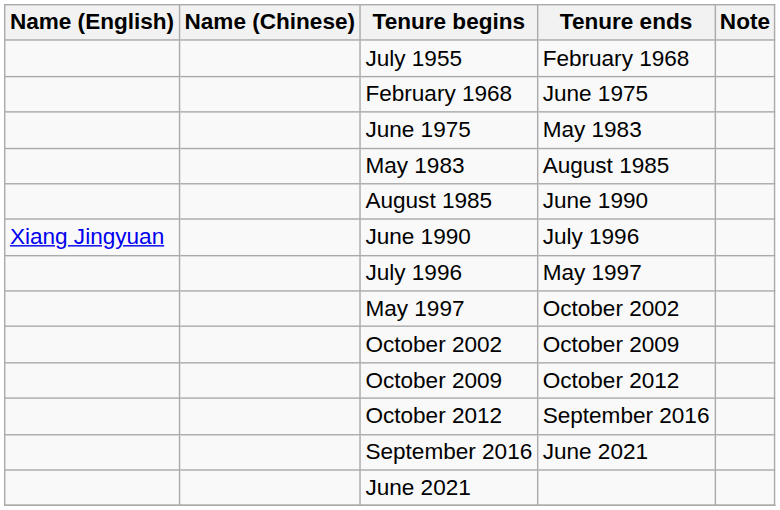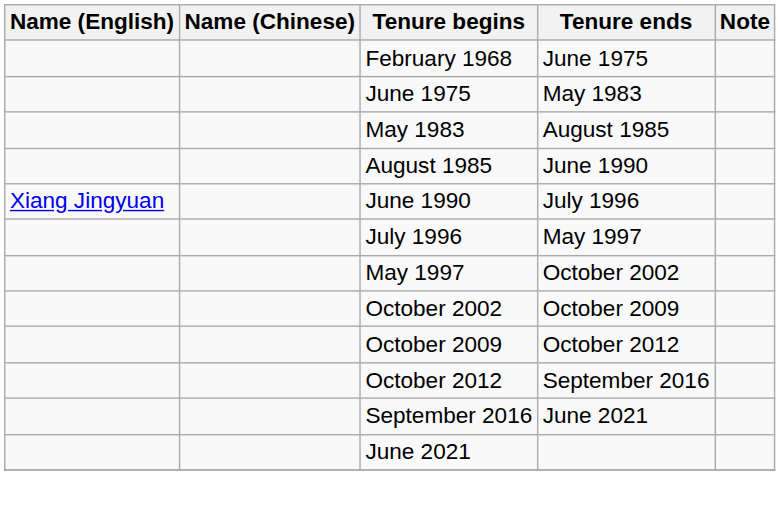- row: (414, 58)
